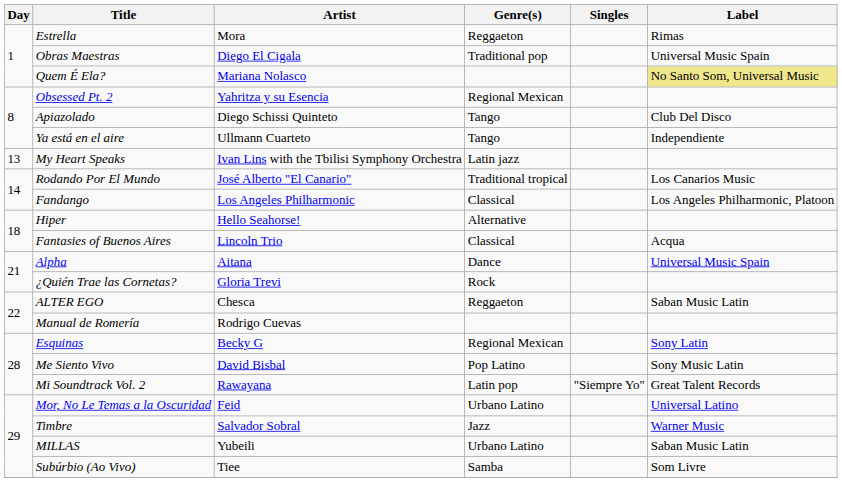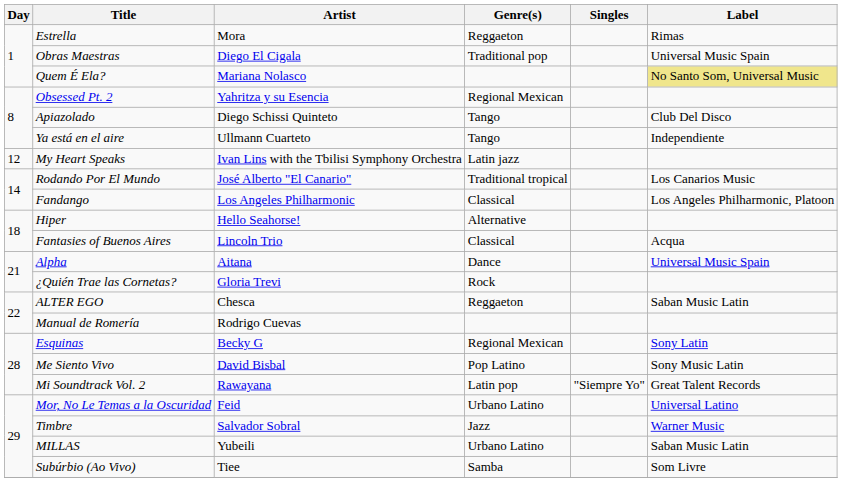(14, 158) 13 -> (14, 158) 12
